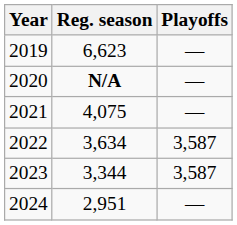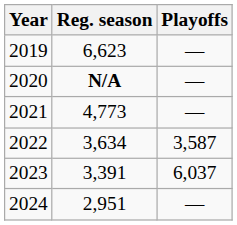(105, 111) 4,075 -> (105, 111) 4,773
(105, 173) 3,344 -> (105, 173) 3,391
(195, 173) 3,587 -> (195, 173) 6,037
